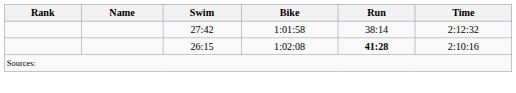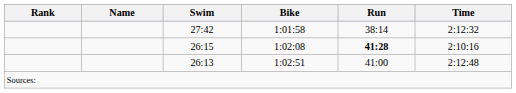+ row: (202, 63)
